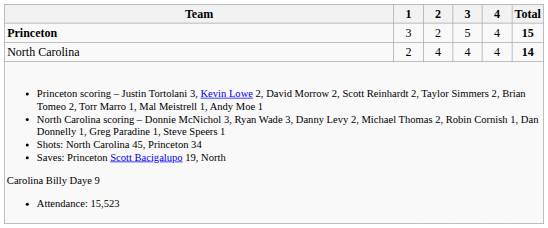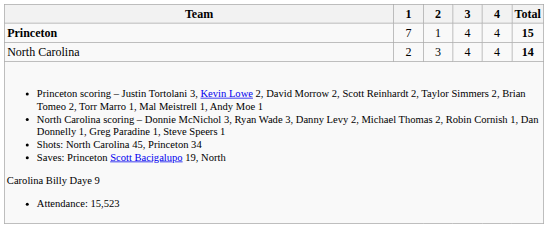(408, 33) 3 -> (408, 33) 7
(438, 33) 2 -> (438, 33) 1
(468, 33) 5 -> (468, 33) 4
(438, 52) 4 -> (438, 52) 3
